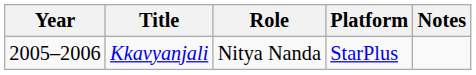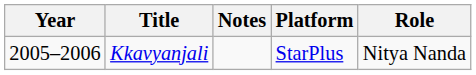columns swapped: (269, 20) <-> (442, 20)
